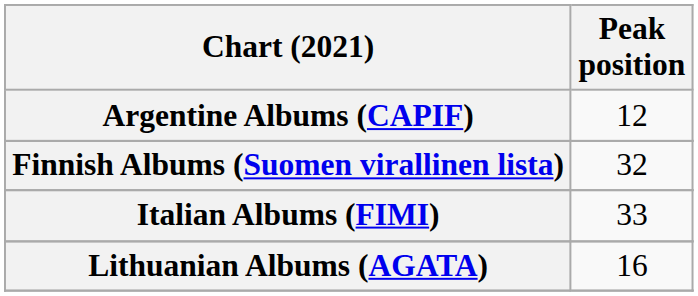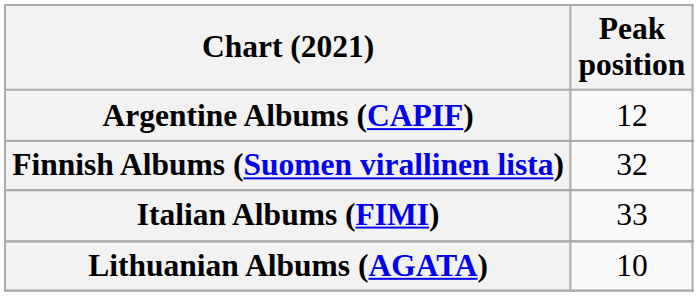(632, 264) 16 -> (632, 264) 10
